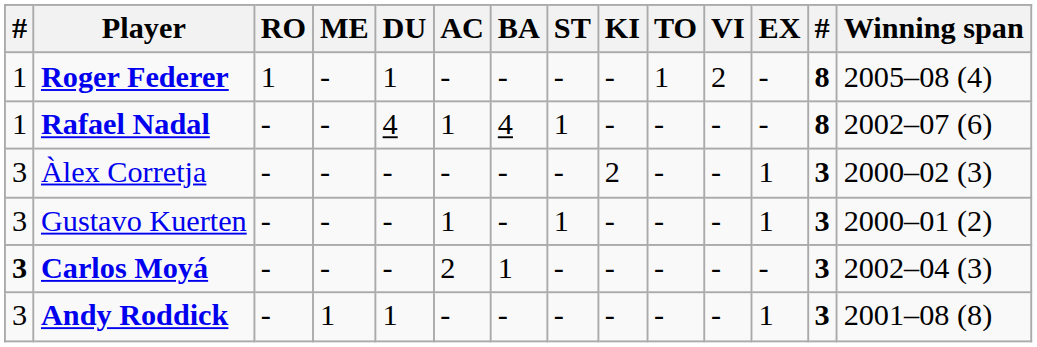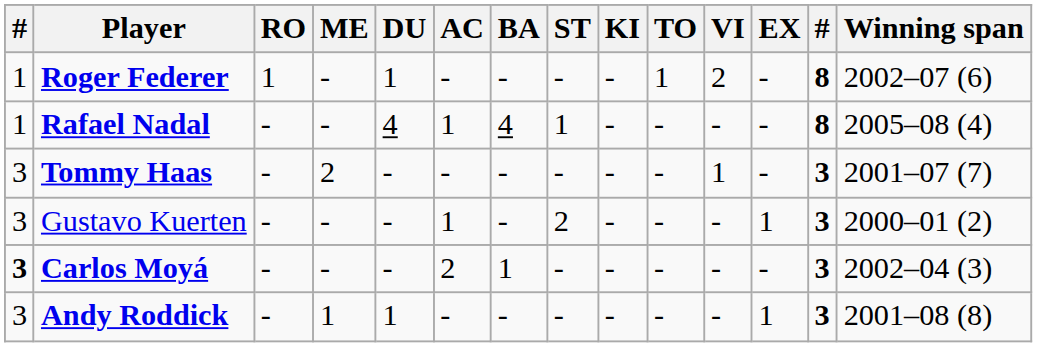(918, 76) 2005–08 (4) -> (918, 76) 2002–07 (6)
(918, 124) 2002–07 (6) -> (918, 124) 2005–08 (4)
- row: (124, 172)
+ row: (127, 172)
(561, 220) 1 -> (561, 220) 2
